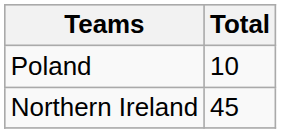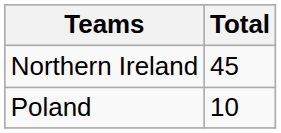rows swapped: (104, 107) <-> (51, 66)
